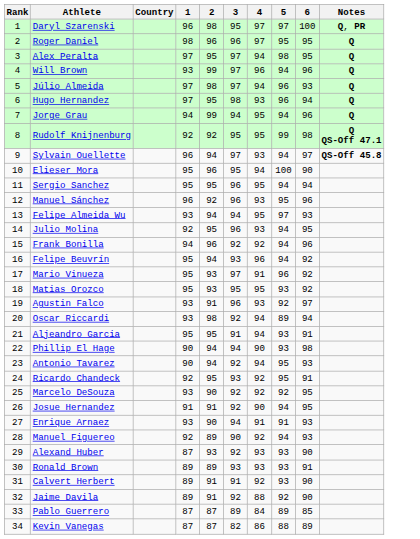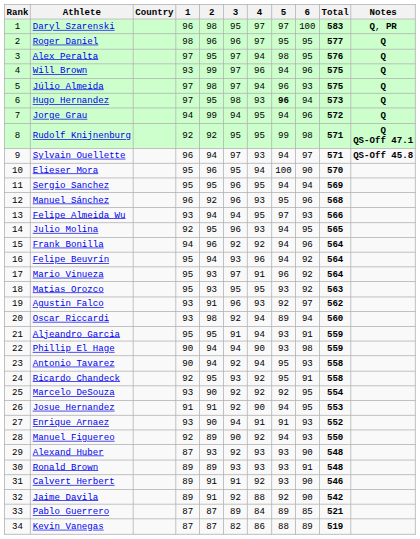+ column: (335, 12)
(283, 101) normal -> (283, 101) bold
